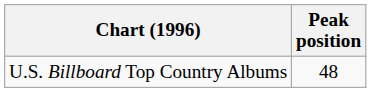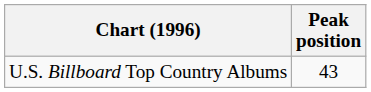(329, 71) 48 -> (329, 71) 43
